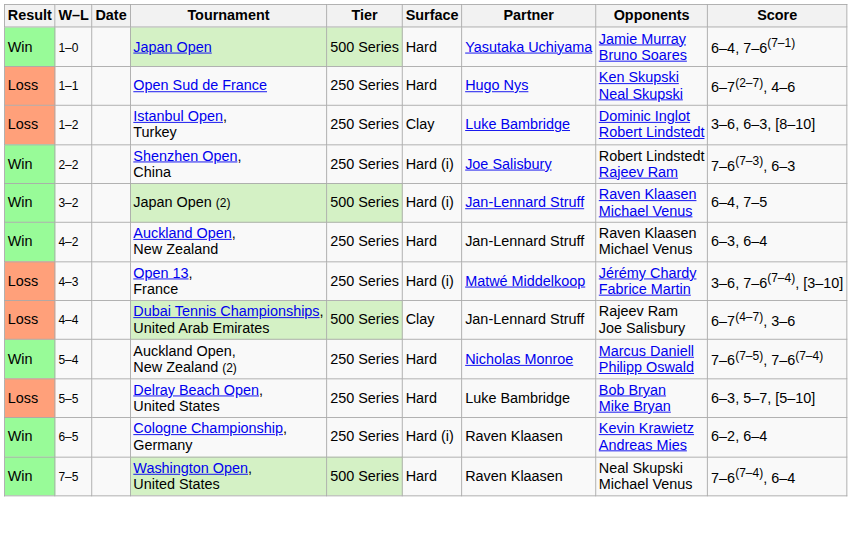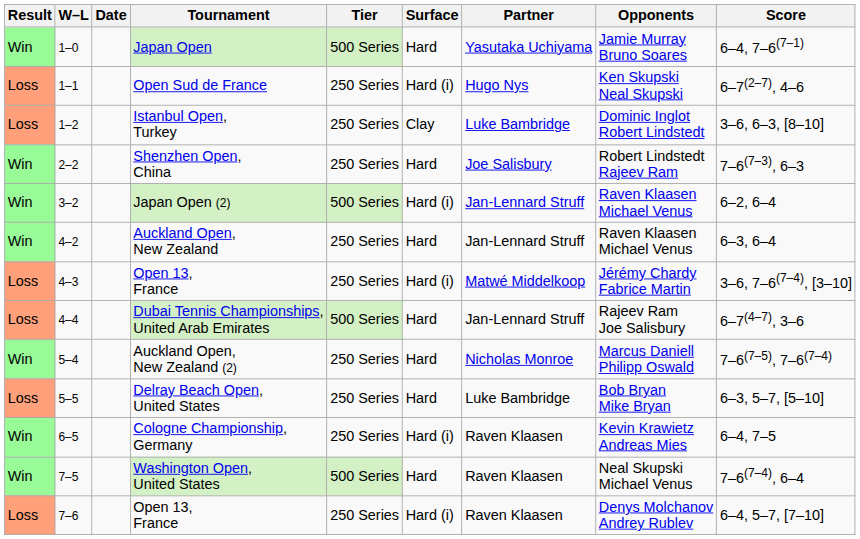(421, 85) Hard -> (430, 85) Hard (i)
(430, 163) Hard (i) -> (421, 163) Hard
(739, 203) 6–4, 7–5 -> (748, 203) 6–2, 6–4
(420, 320) Clay -> (421, 320) Hard
(739, 437) 6–2, 6–4 -> (748, 437) 6–4, 7–5
+ row: (68, 516)
